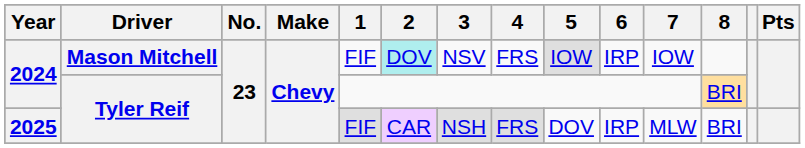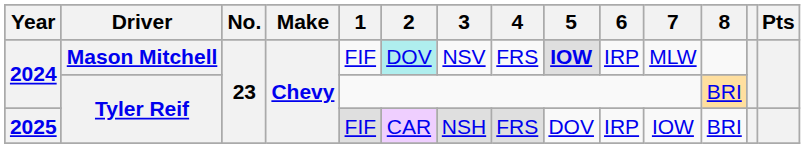(571, 57) normal -> (571, 57) bold
(673, 57) IOW -> (673, 57) MLW
(673, 126) MLW -> (673, 126) IOW
